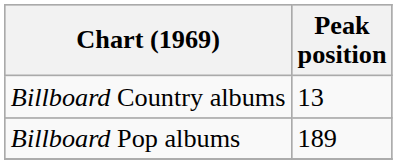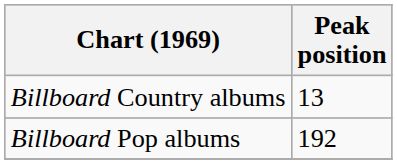(317, 138) 189 -> (317, 138) 192
